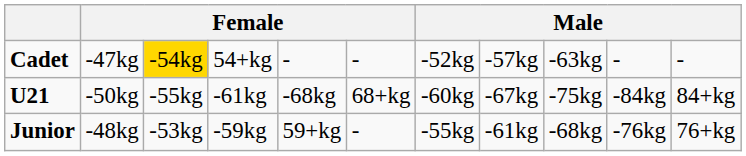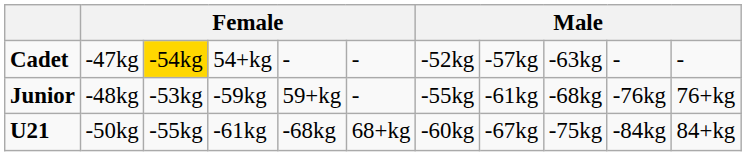rows swapped: (42, 131) <-> (30, 95)
